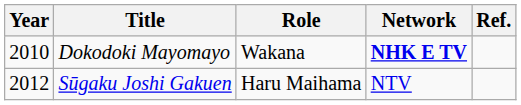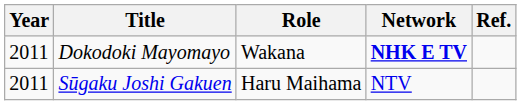(29, 52) 2010 -> (29, 52) 2011
(29, 83) 2012 -> (29, 83) 2011
